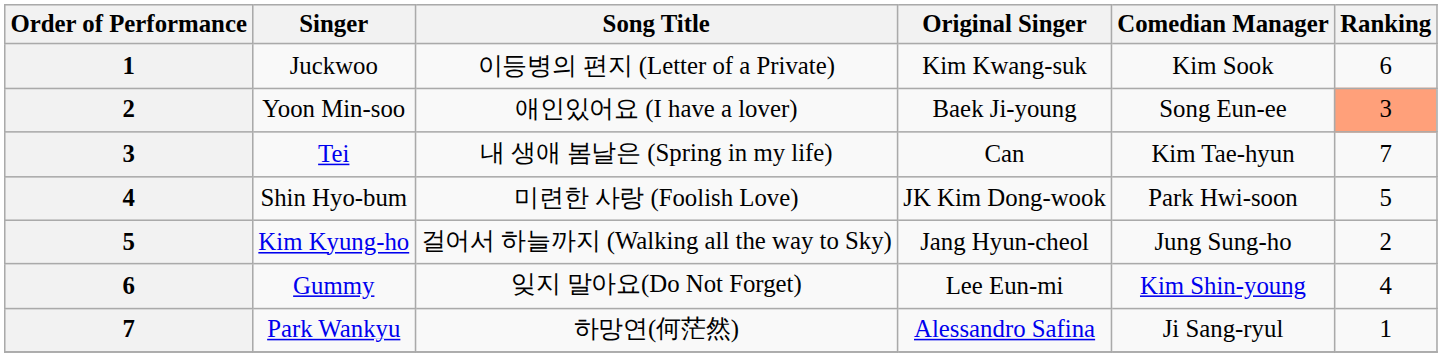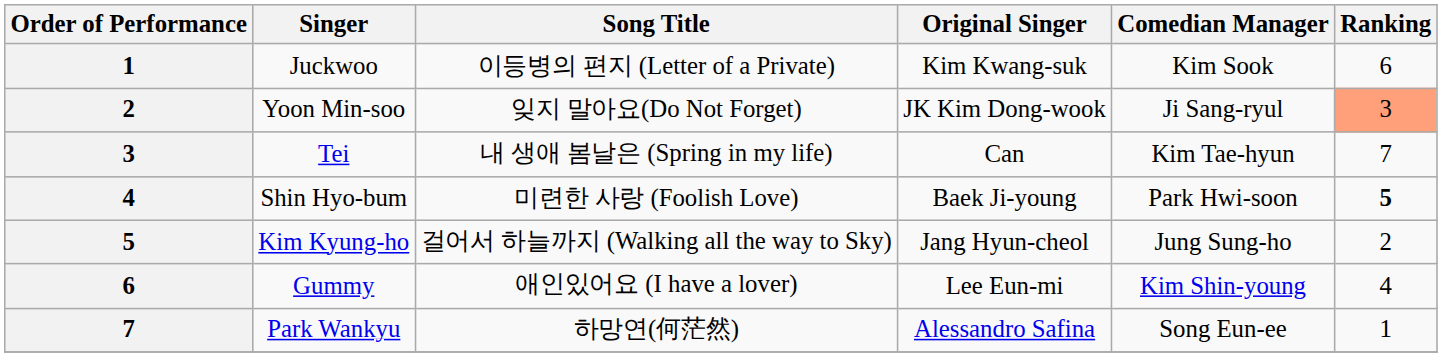(656, 109) 애인있어요 (I have a lover) -> (656, 109) 잊지 말아요(Do Not Forget)
(1005, 109) Baek Ji-young -> (1005, 109) JK Kim Dong-wook
(1223, 109) Song Eun-ee -> (1223, 109) Ji Sang-ryul
(1005, 197) JK Kim Dong-wook -> (1005, 197) Baek Ji-young
(1386, 197) normal -> (1386, 197) bold
(656, 284) 잊지 말아요(Do Not Forget) -> (656, 284) 애인있어요 (I have a lover)
(1223, 329) Ji Sang-ryul -> (1223, 329) Song Eun-ee
